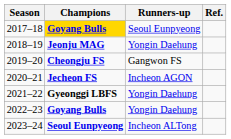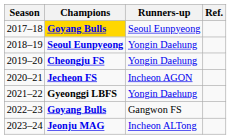(76, 45) Jeonju MAG -> (85, 45) Seoul Eunpyeong
(155, 61) Gangwon FS -> (163, 61) Yongin Daehung
(163, 110) Yongin Daehung -> (155, 110) Gangwon FS
(85, 126) Seoul Eunpyeong -> (76, 126) Jeonju MAG
